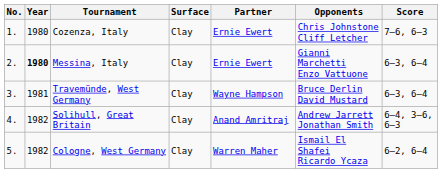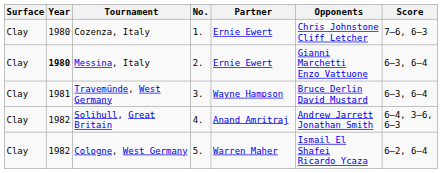columns swapped: (15, 11) <-> (190, 11)
